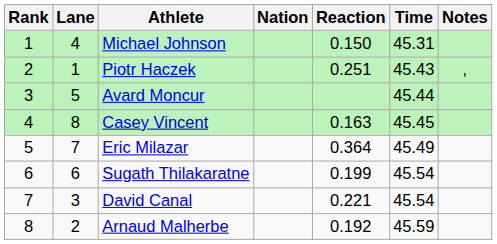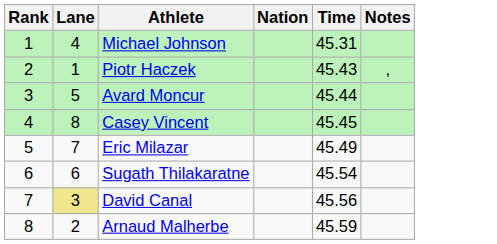- column: (351, 17)
(75, 200) no background -> (75, 200) khaki background
(414, 200) 45.54 -> (337, 200) 45.56
